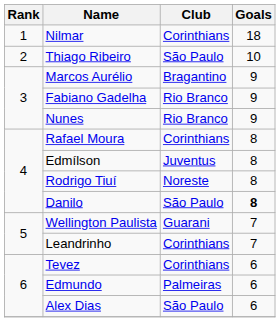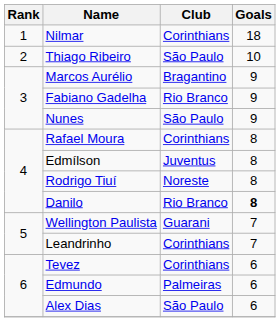(195, 118) Rio Branco -> (193, 118) São Paulo
(193, 202) São Paulo -> (195, 202) Rio Branco
